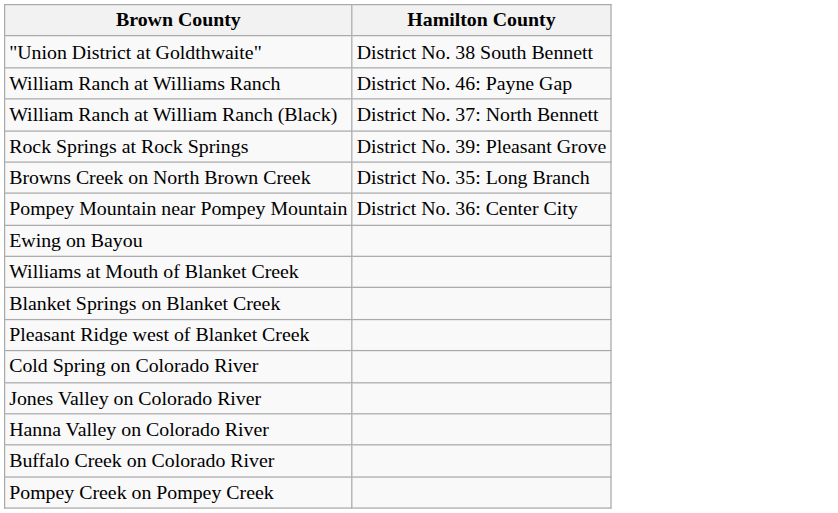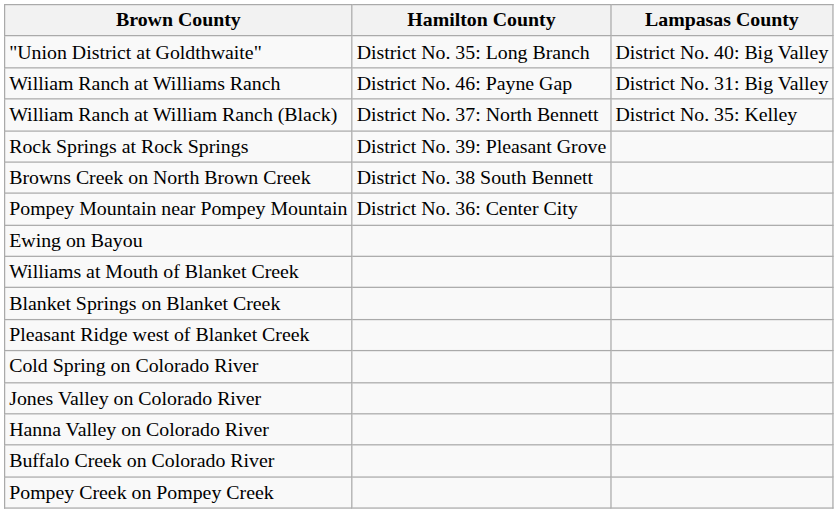+ column: (722, 20)
(475, 51) District No. 38 South Bennett -> (473, 51) District No. 35: Long Branch
(473, 177) District No. 35: Long Branch -> (475, 177) District No. 38 South Bennett
